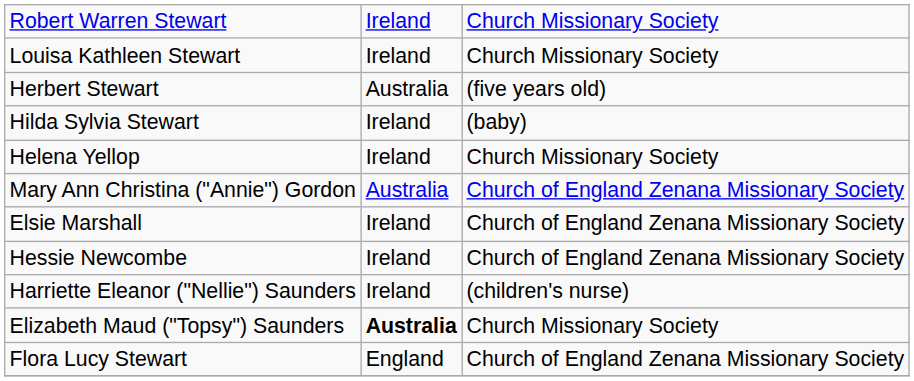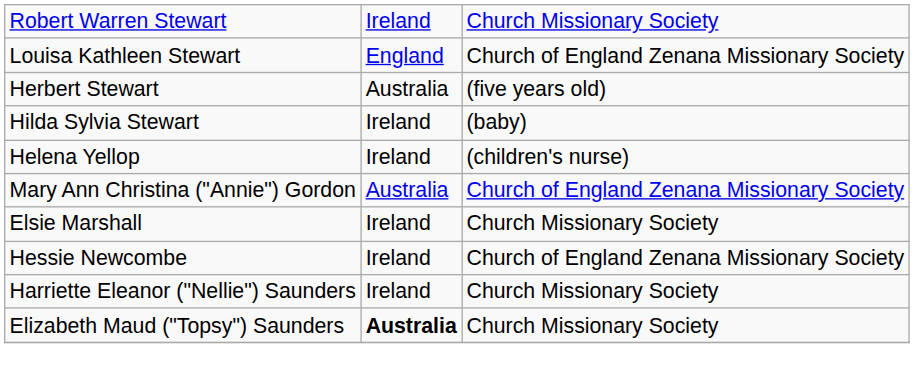(398, 55) Ireland -> (405, 55) England
(592, 55) Church Missionary Society -> (685, 55) Church of England Zenana Missionary Society
(592, 156) Church Missionary Society -> (548, 156) (children's nurse)
(685, 223) Church of England Zenana Missionary Society -> (592, 223) Church Missionary Society
(548, 291) (children's nurse) -> (592, 291) Church Missionary Society
- row: (98, 358)
